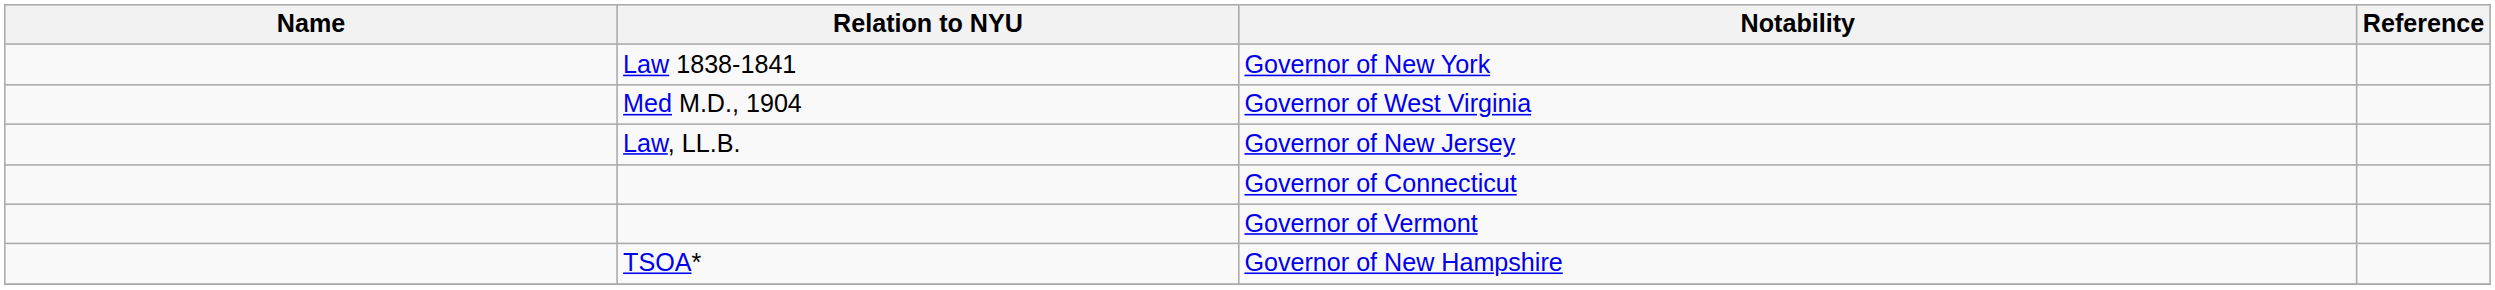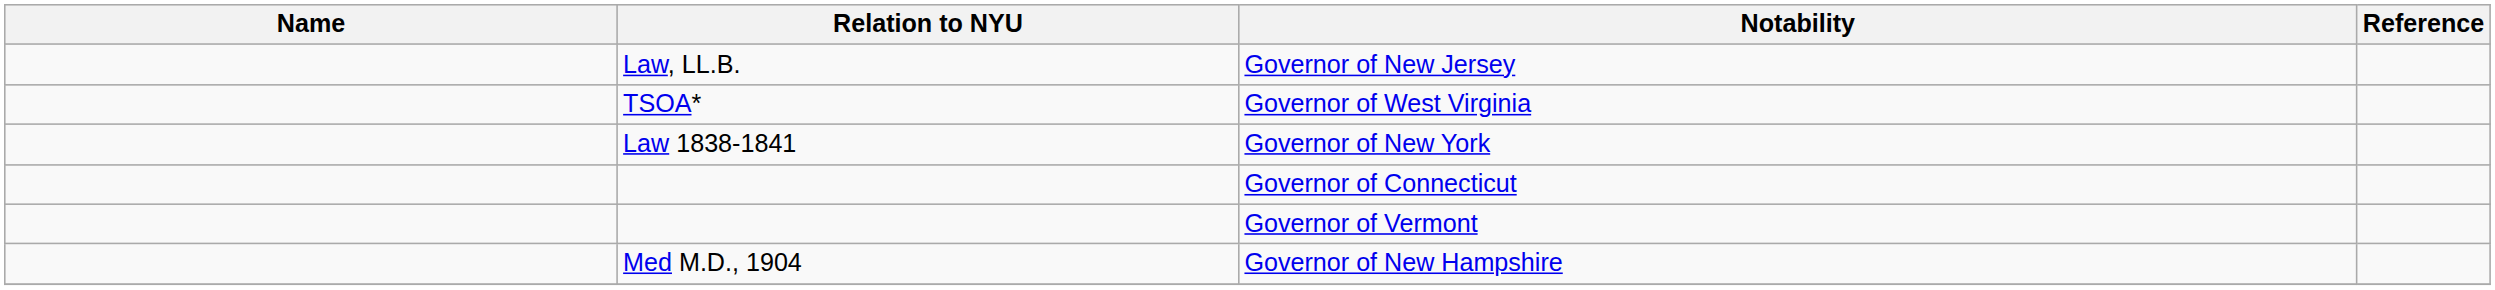rows swapped: (1380, 143) <-> (1367, 64)
(712, 104) Med M.D., 1904 -> (662, 104) TSOA*
(662, 263) TSOA* -> (712, 263) Med M.D., 1904
